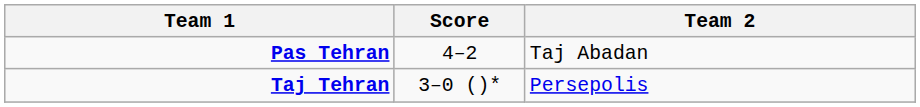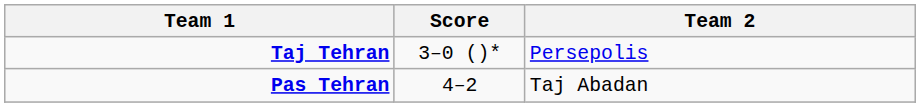rows swapped: (330, 53) <-> (330, 85)
